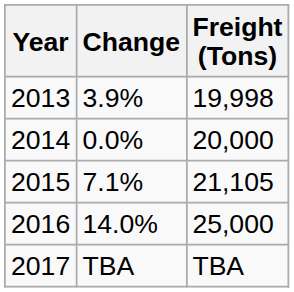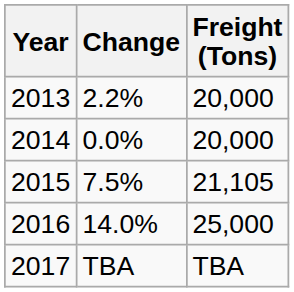(113, 98) 3.9% -> (113, 98) 2.2%
(233, 98) 19,998 -> (233, 98) 20,000
(113, 182) 7.1% -> (113, 182) 7.5%
